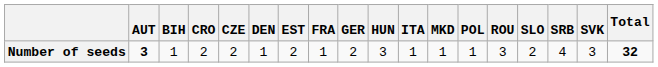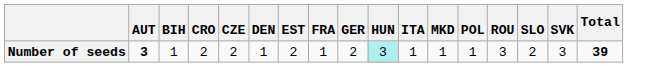- column: (562, 30)
(383, 52) no background -> (383, 52) paleturquoise background
(630, 52) 32 -> (600, 52) 39
